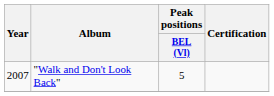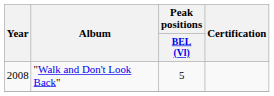(18, 76) 2007 -> (18, 76) 2008
